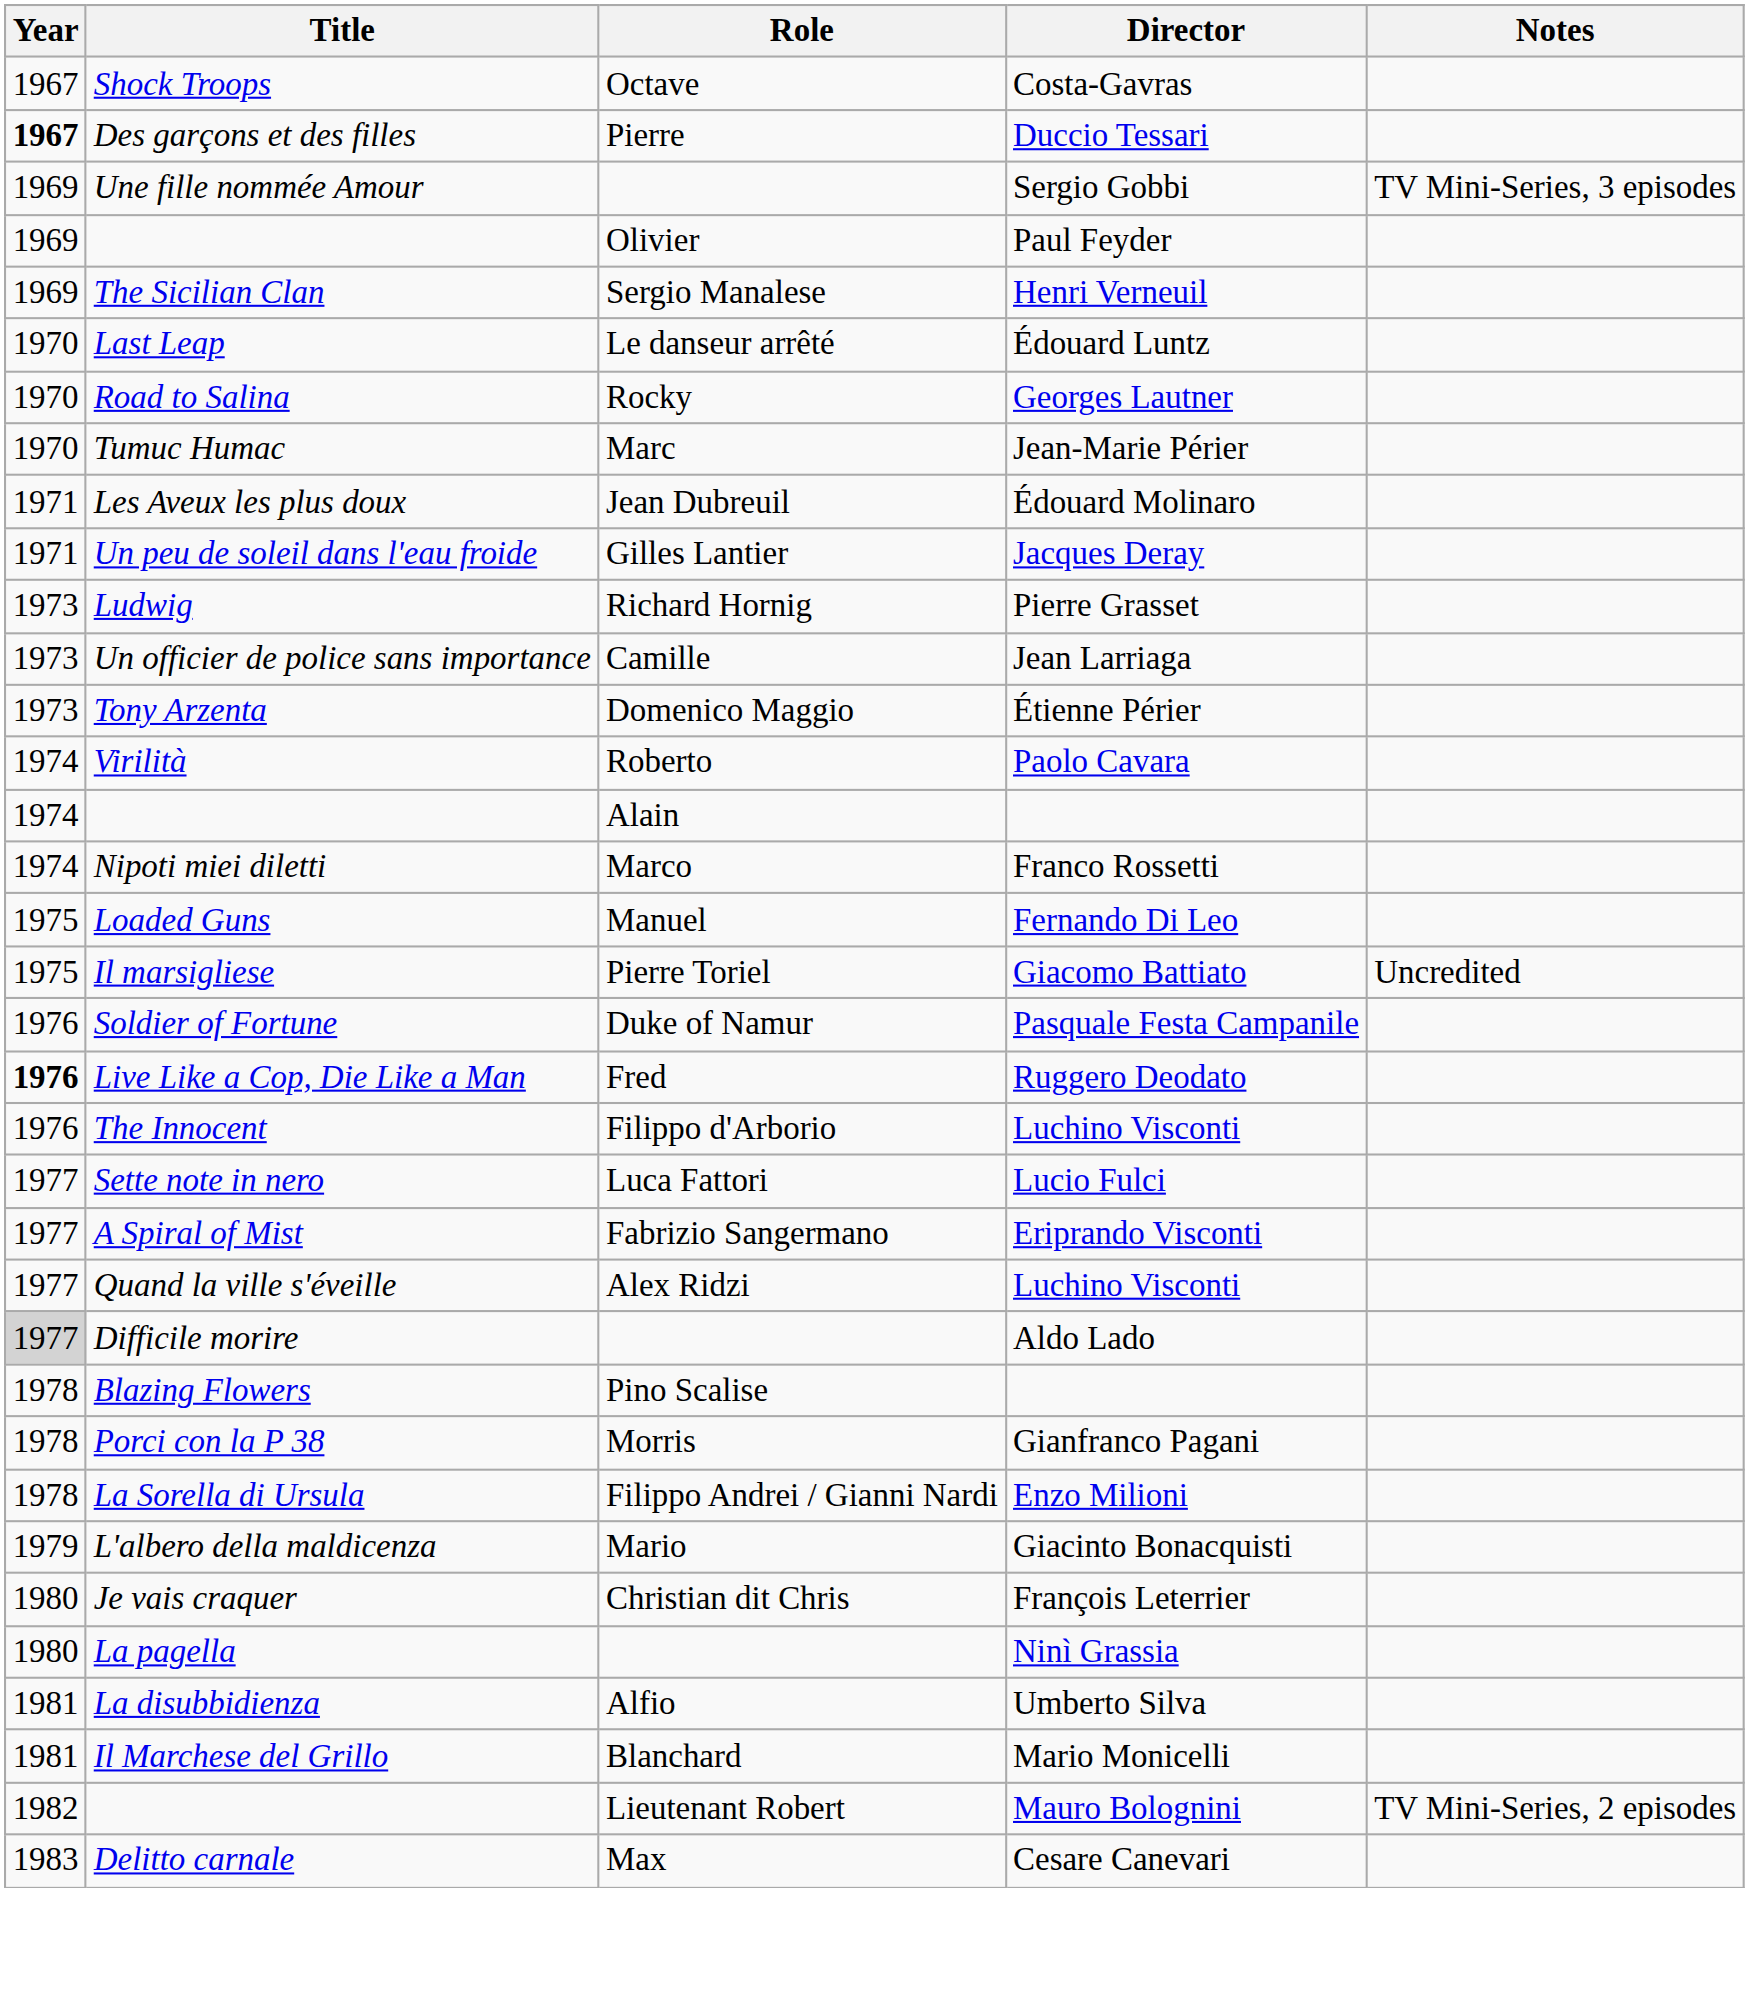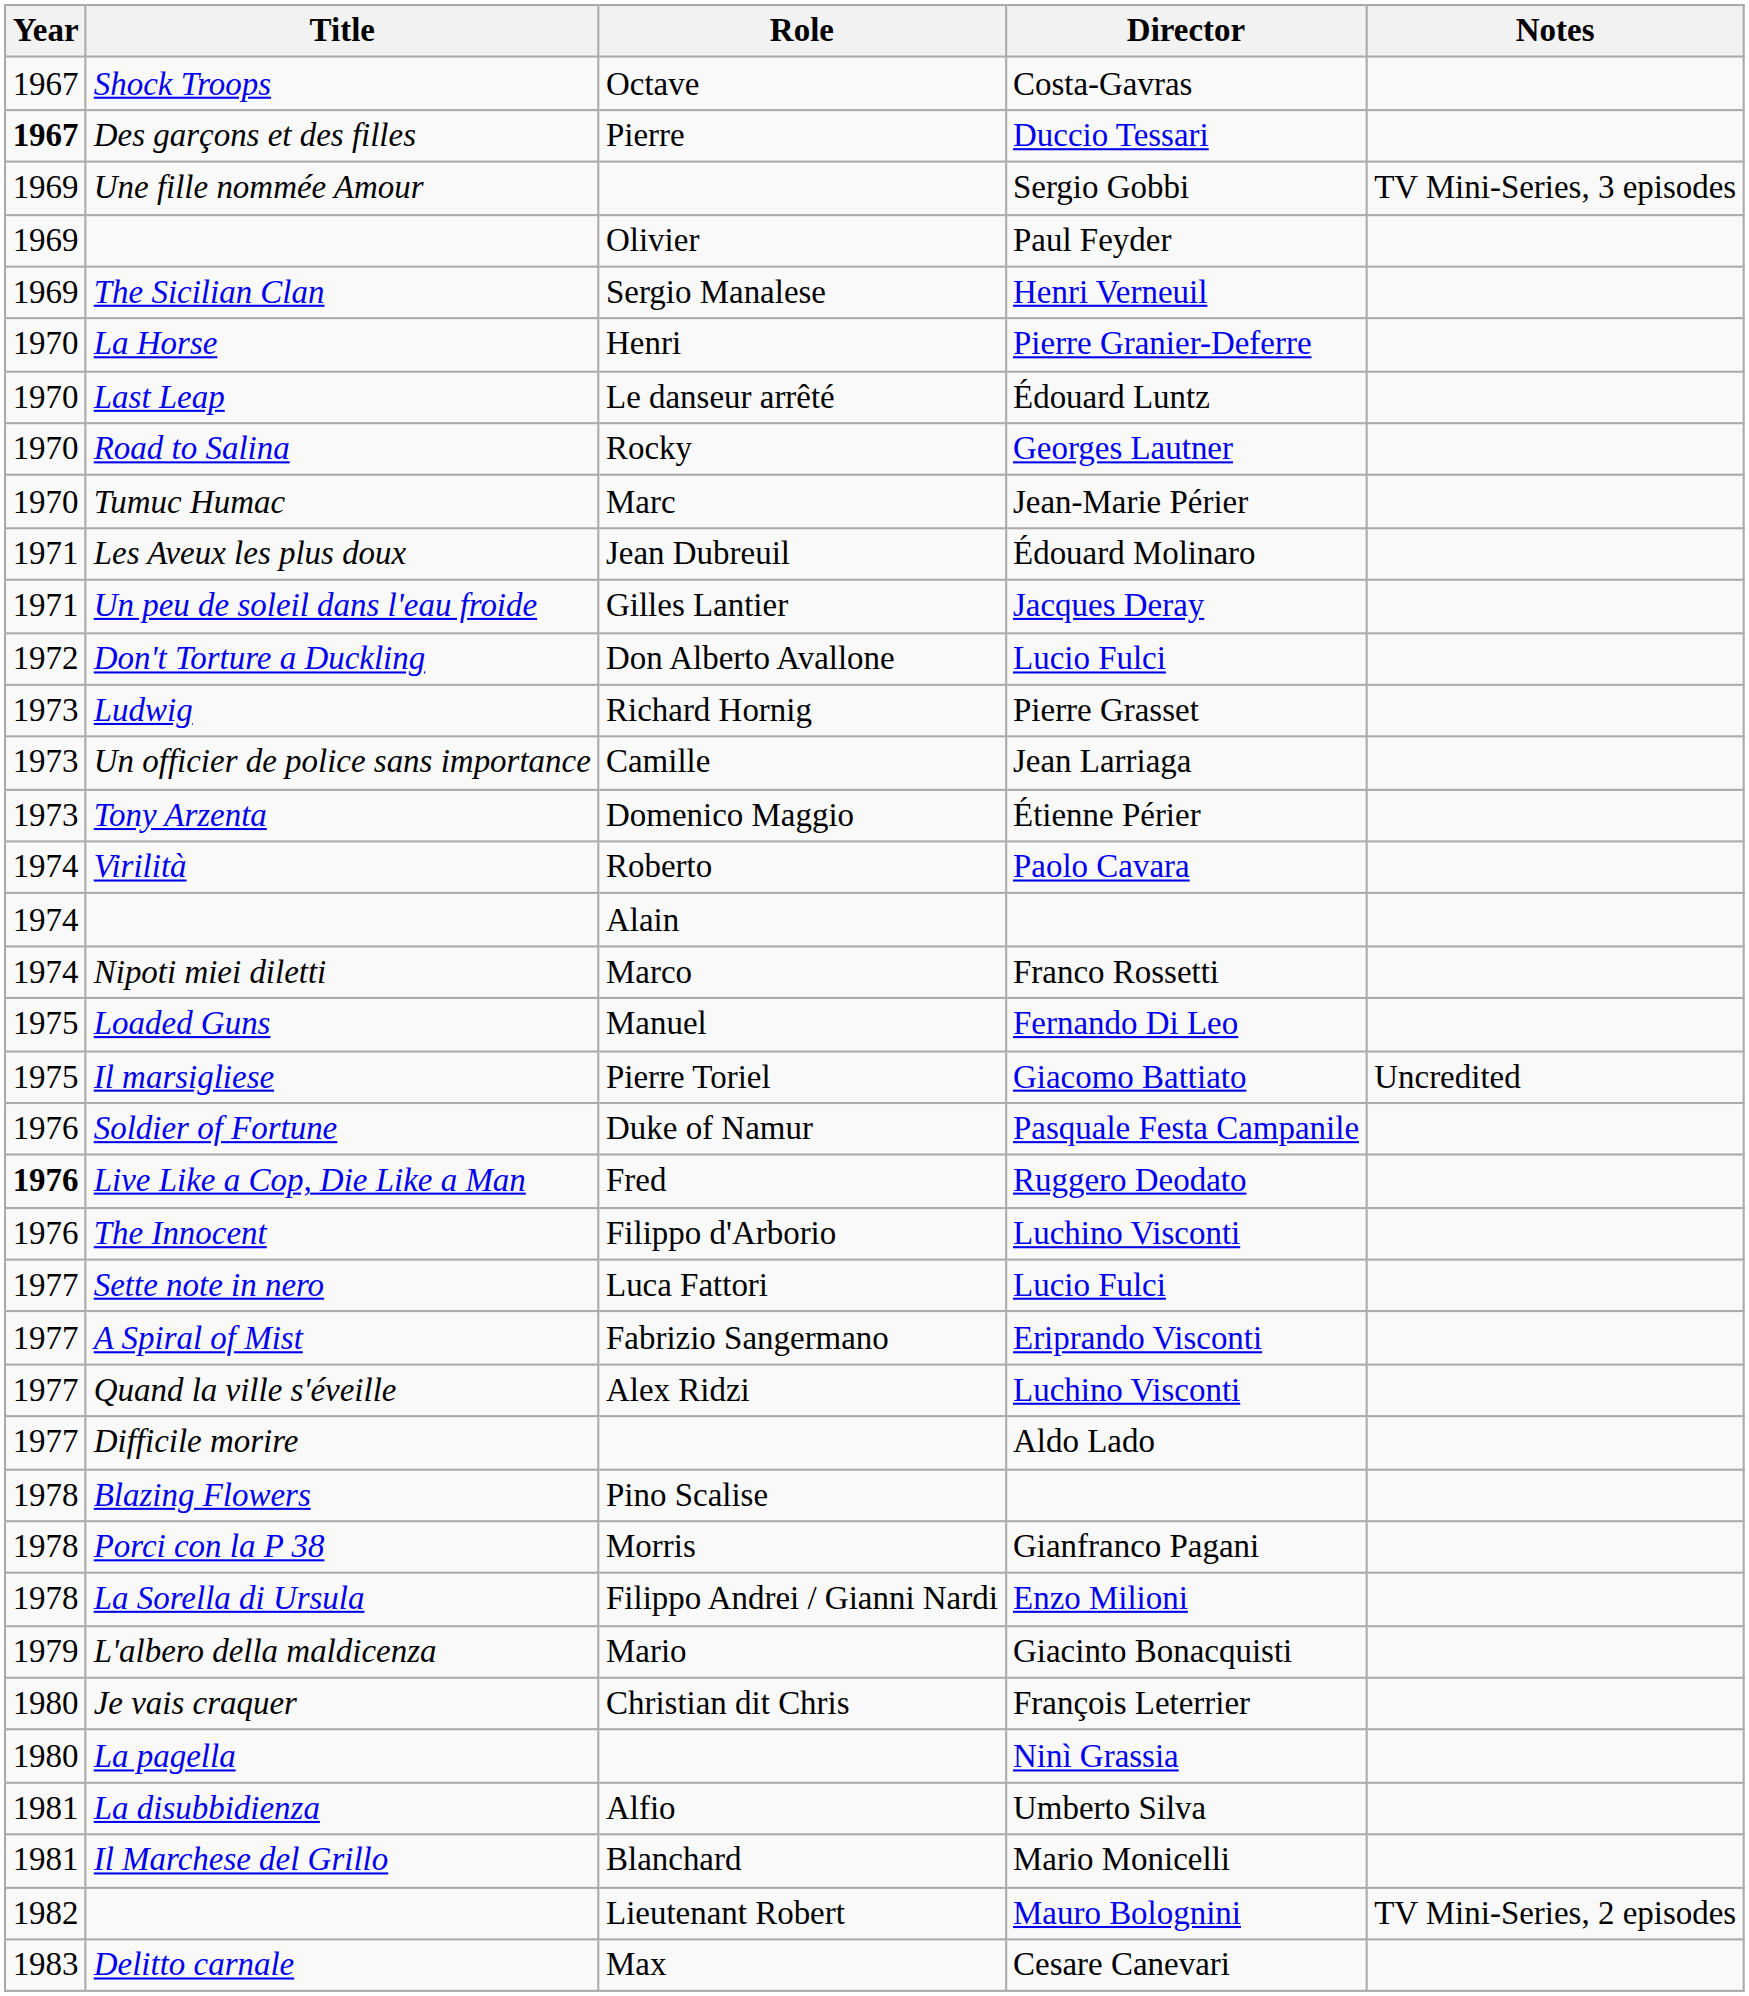+ row: (156, 344)
+ row: (259, 657)
(46, 1337) lightgrey background -> (46, 1441) no background
